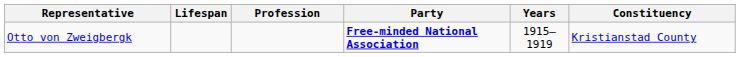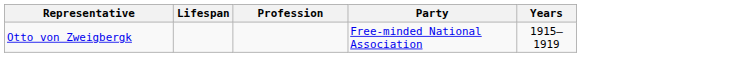- column: (652, 13)
(412, 37) bold -> (416, 37) normal
